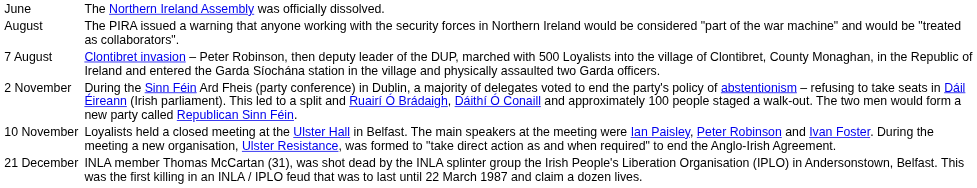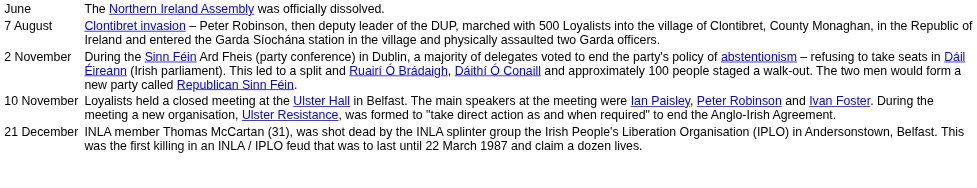- row: (23, 26)
